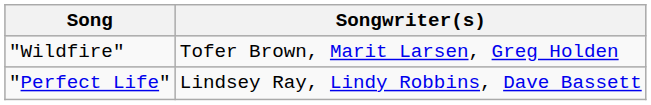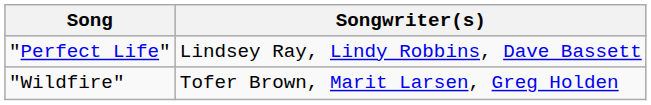rows swapped: (90, 83) <-> (67, 52)
